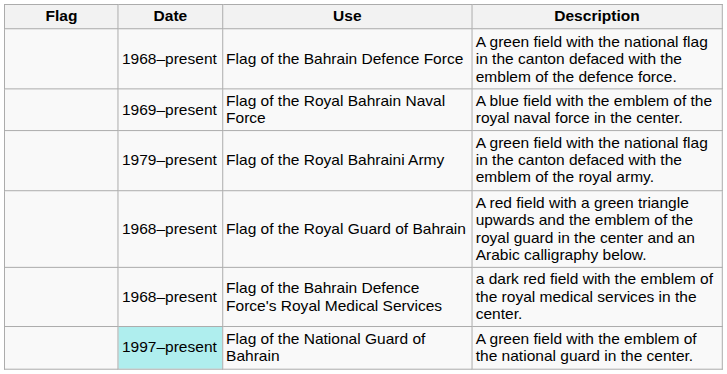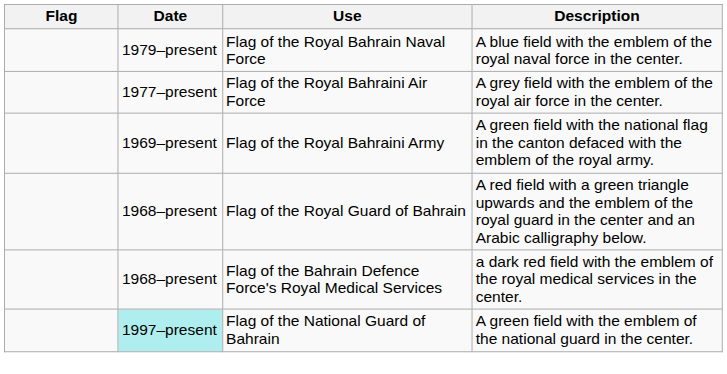- row: (345, 58)
(169, 109) 1969–present -> (169, 50) 1979–present
+ row: (327, 92)
(169, 160) 1979–present -> (169, 143) 1969–present
